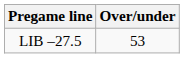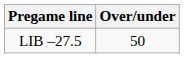(138, 40) 53 -> (138, 40) 50
